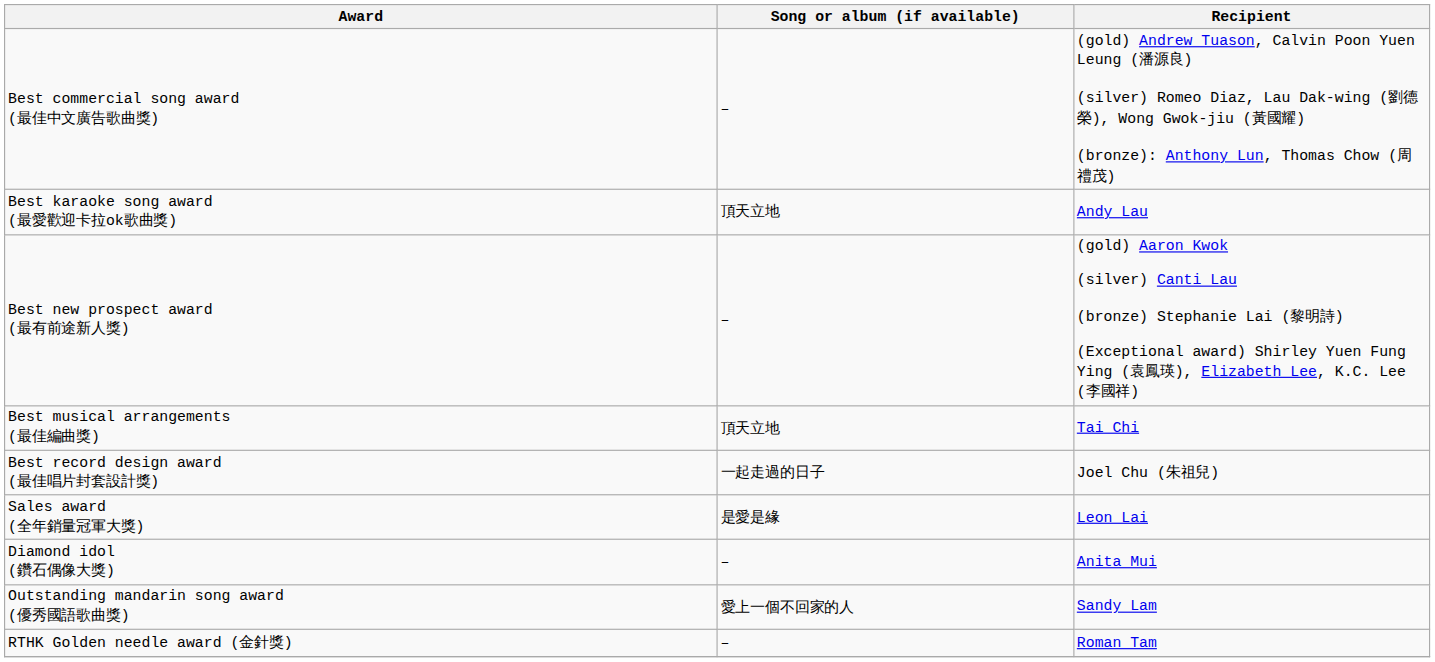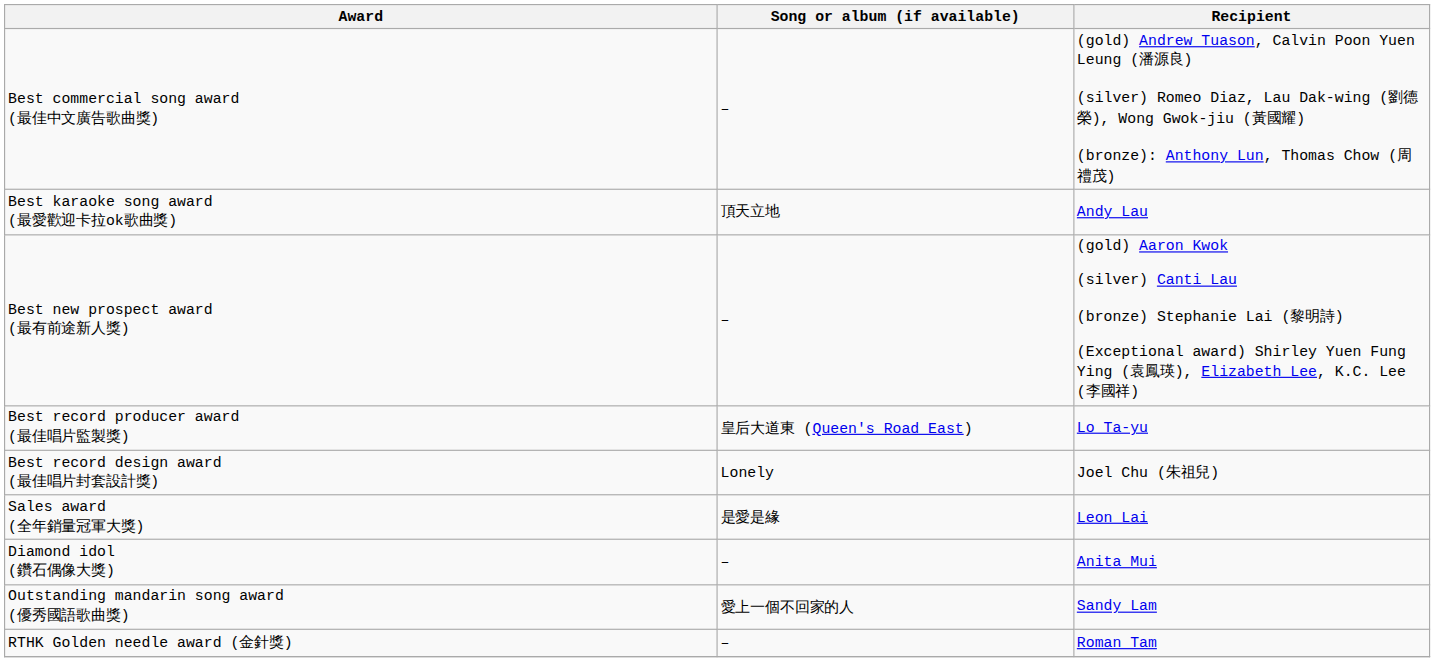+ row: (124, 427)
- row: (119, 427)
(772, 473) 一起走過的日子 -> (747, 473) Lonely
